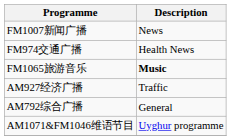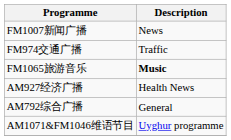(166, 50) Health News -> (153, 50) Traffic
(153, 88) Traffic -> (166, 88) Health News
